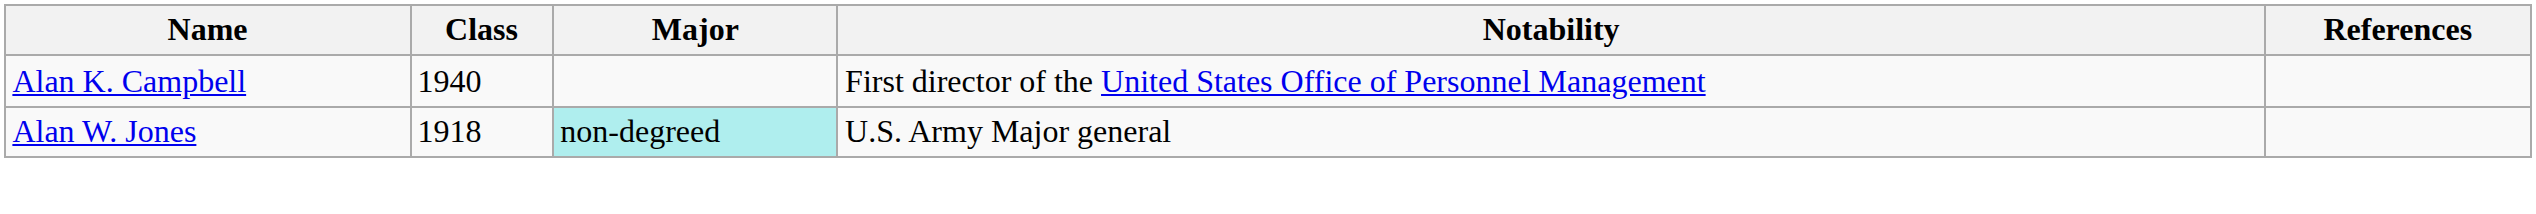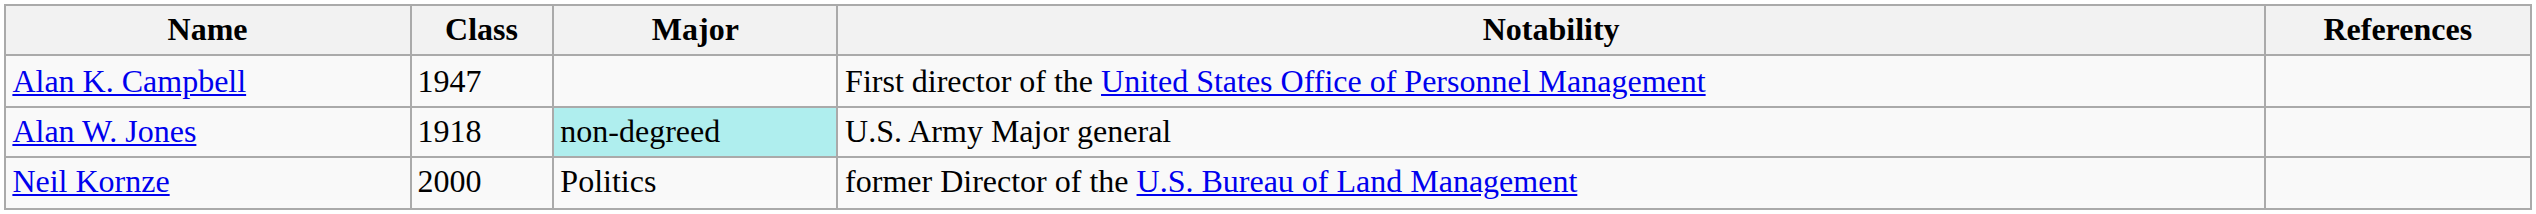(449, 80) 1940 -> (449, 80) 1947
+ row: (91, 182)
